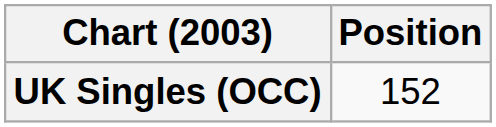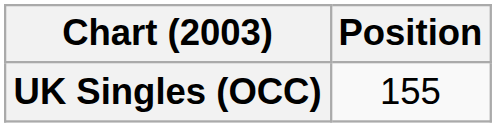(410, 91) 152 -> (410, 91) 155
